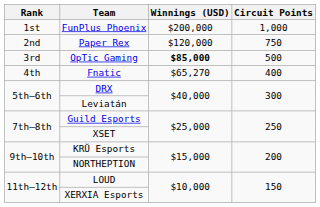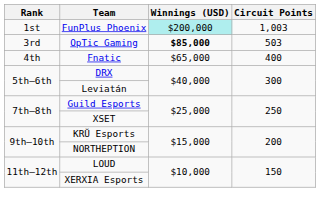(190, 27) no background -> (190, 27) paleturquoise background
(274, 27) 1,000 -> (274, 27) 1,003
- row: (104, 42)
(274, 58) 500 -> (274, 42) 503
(190, 73) $65,270 -> (190, 58) $65,000
